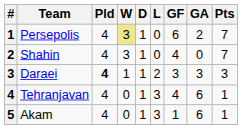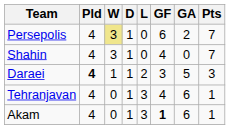- column: (11, 14)
(199, 74) 3 -> (187, 74) 5
(175, 114) normal -> (163, 114) bold
